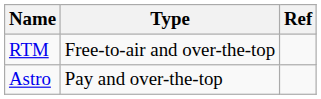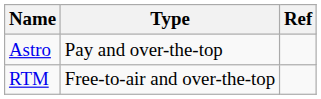rows swapped: (30, 79) <-> (29, 49)
